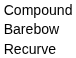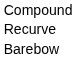rows swapped: (31, 29) <-> (30, 49)
